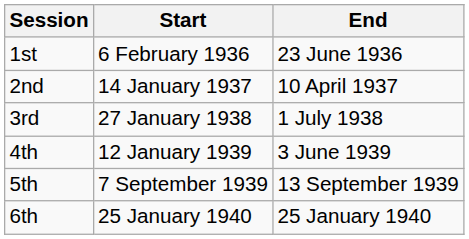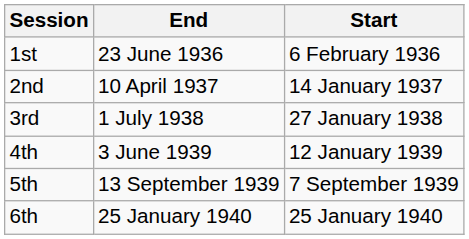columns swapped: (183, 20) <-> (368, 20)
